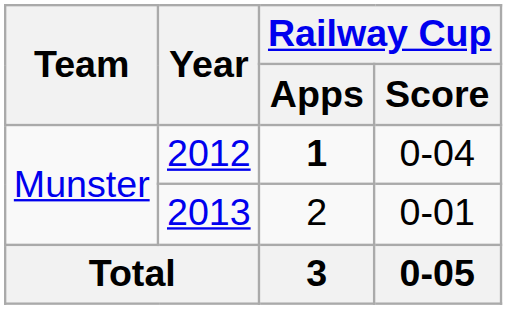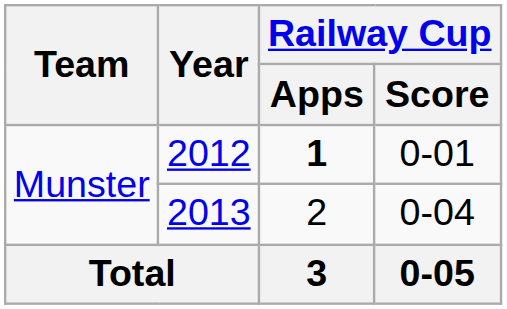(437, 153) 0-04 -> (437, 153) 0-01
(437, 213) 0-01 -> (437, 213) 0-04
